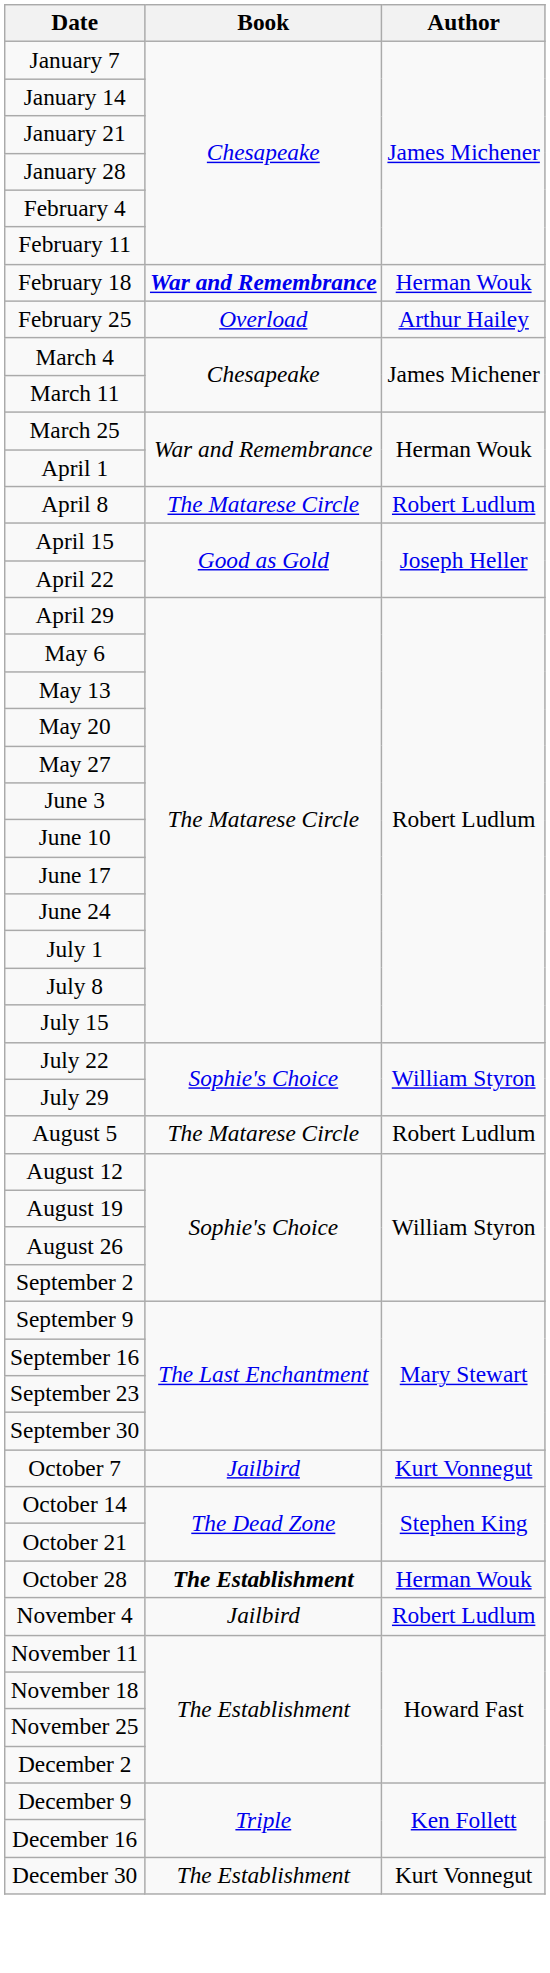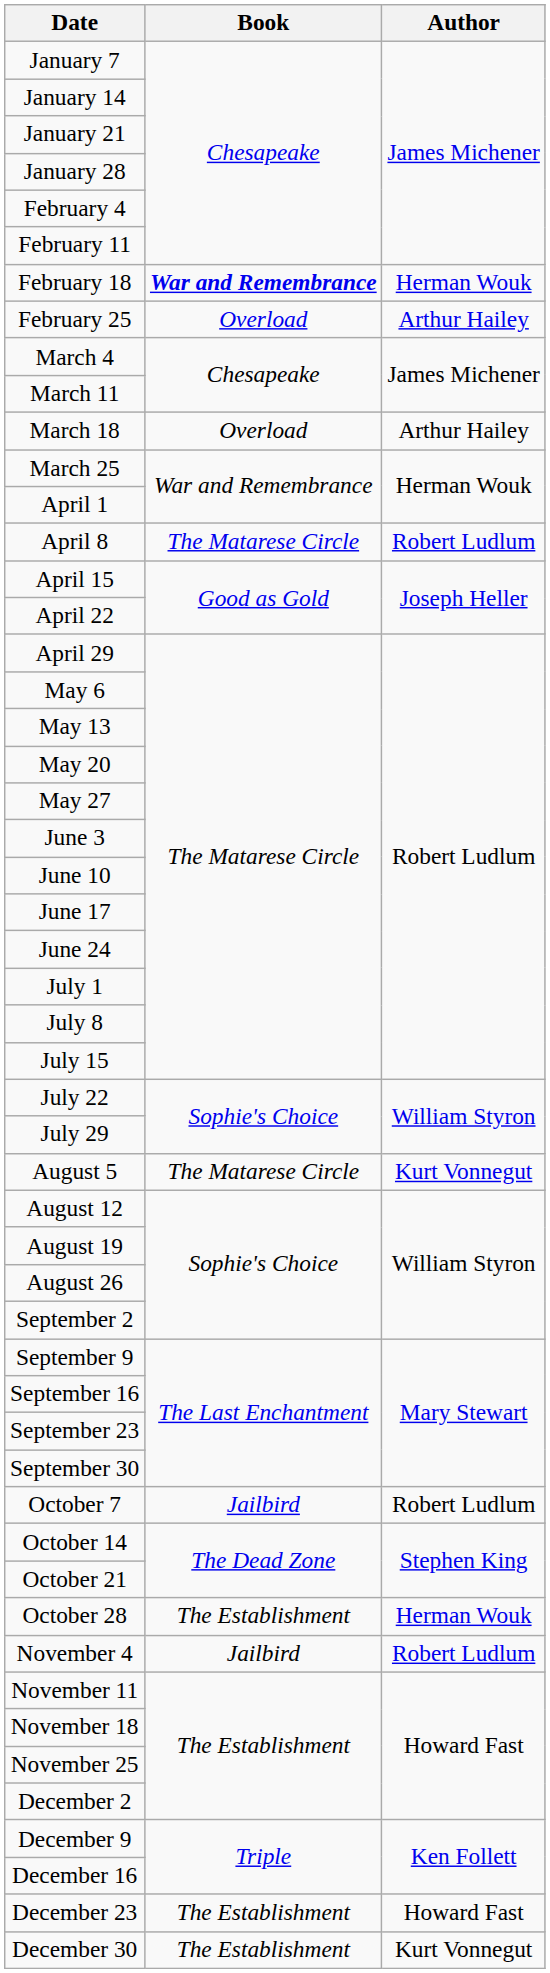+ row: (75, 430)
(464, 1134) Robert Ludlum -> (464, 1171) Kurt Vonnegut
(464, 1467) Kurt Vonnegut -> (464, 1504) Robert Ludlum
(263, 1579) bold -> (263, 1616) normal
+ row: (75, 1912)
